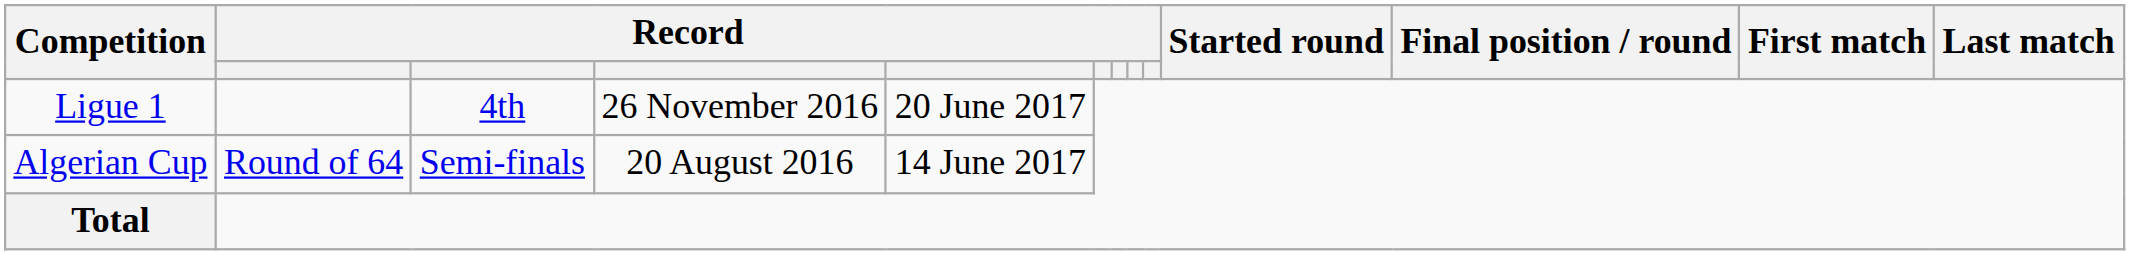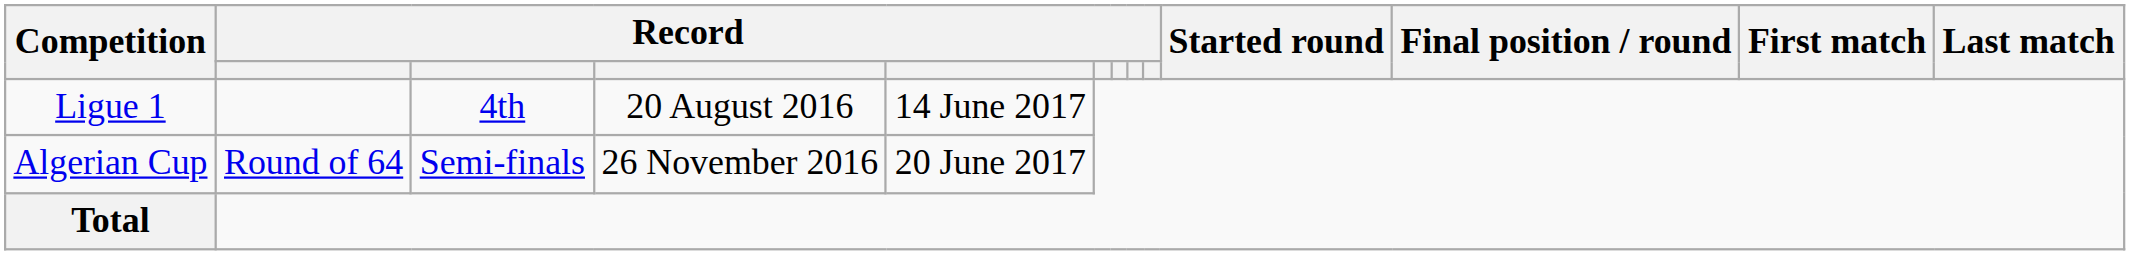(740, 106) 26 November 2016 -> (740, 106) 20 August 2016
(990, 106) 20 June 2017 -> (990, 106) 14 June 2017
(740, 163) 20 August 2016 -> (740, 163) 26 November 2016
(990, 163) 14 June 2017 -> (990, 163) 20 June 2017
